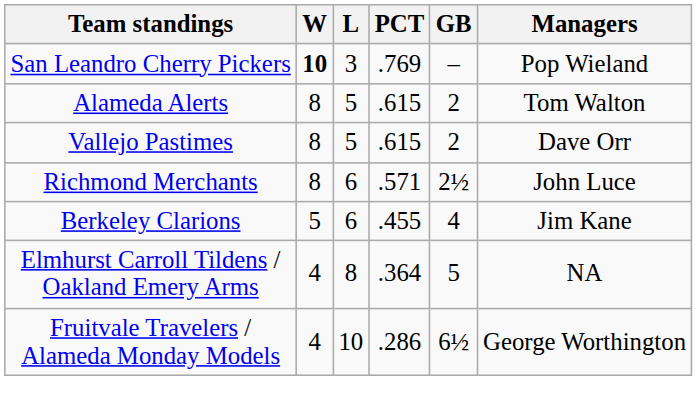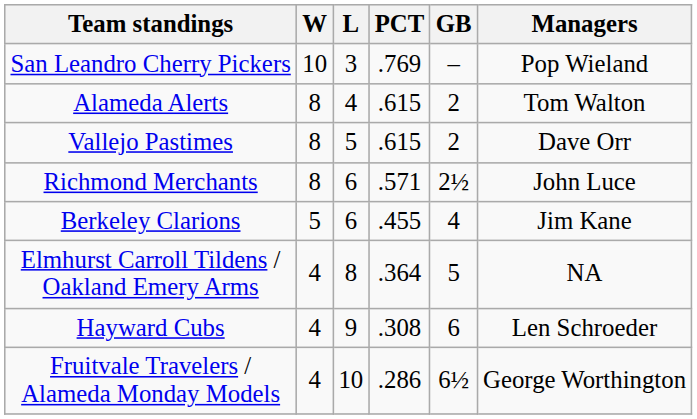(315, 63) bold -> (315, 63) normal
(351, 102) 5 -> (351, 102) 4
+ row: (151, 327)
